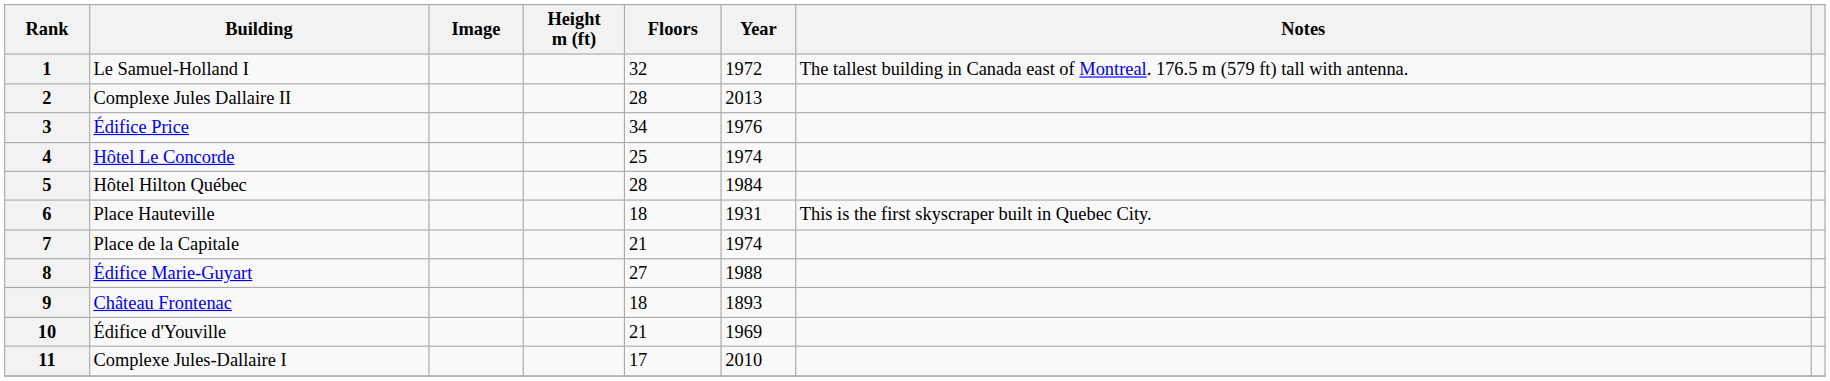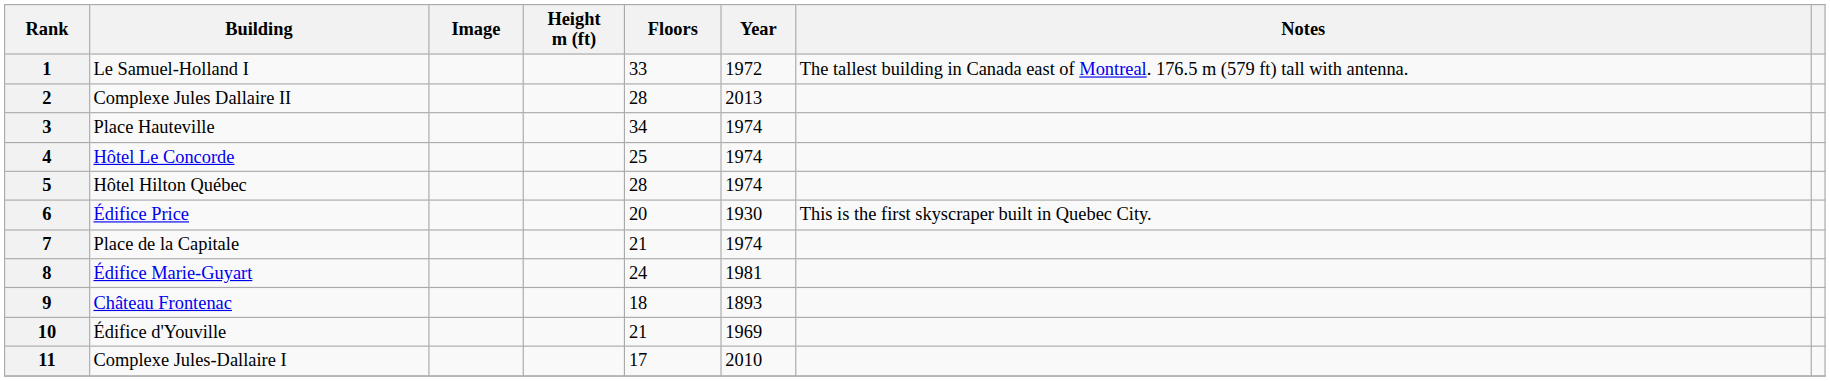(638, 68) 32 -> (638, 68) 33
(141, 127) Édifice Price -> (154, 127) Place Hauteville
(744, 127) 1976 -> (744, 127) 1974
(744, 185) 1984 -> (744, 185) 1974
(154, 214) Place Hauteville -> (141, 214) Édifice Price
(638, 214) 18 -> (638, 214) 20
(744, 214) 1931 -> (744, 214) 1930
(638, 273) 27 -> (638, 273) 24
(744, 273) 1988 -> (744, 273) 1981
